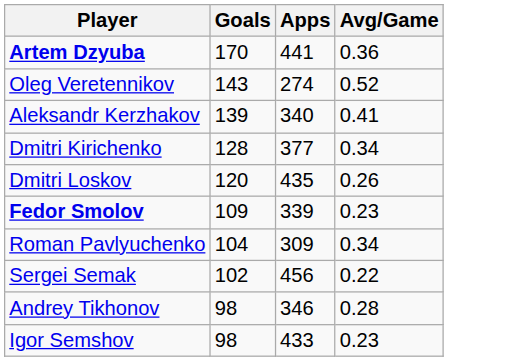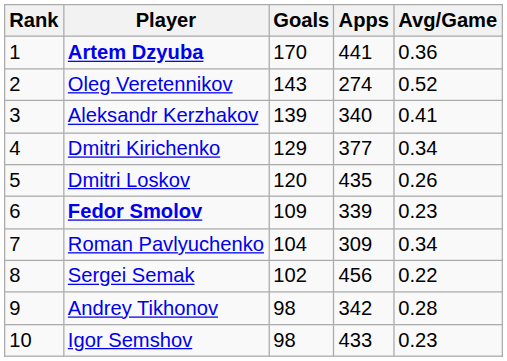+ column: (34, 20)
(231, 148) 128 -> (290, 148) 129
(297, 308) 346 -> (355, 308) 342
